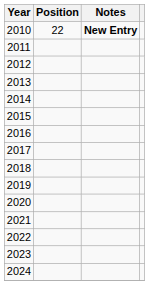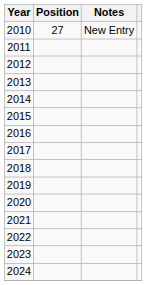(58, 30) 22 -> (58, 30) 27
(111, 30) bold -> (109, 30) normal
